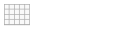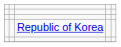+ row: (7, 28)
